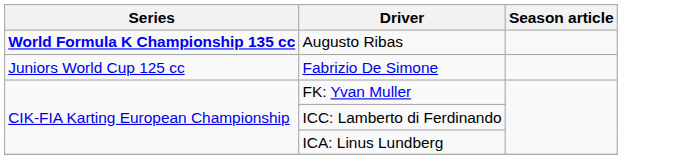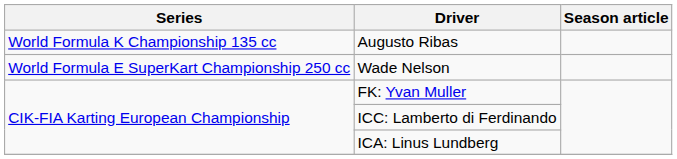(152, 42) bold -> (142, 42) normal
+ row: (404, 67)
- row: (370, 67)
